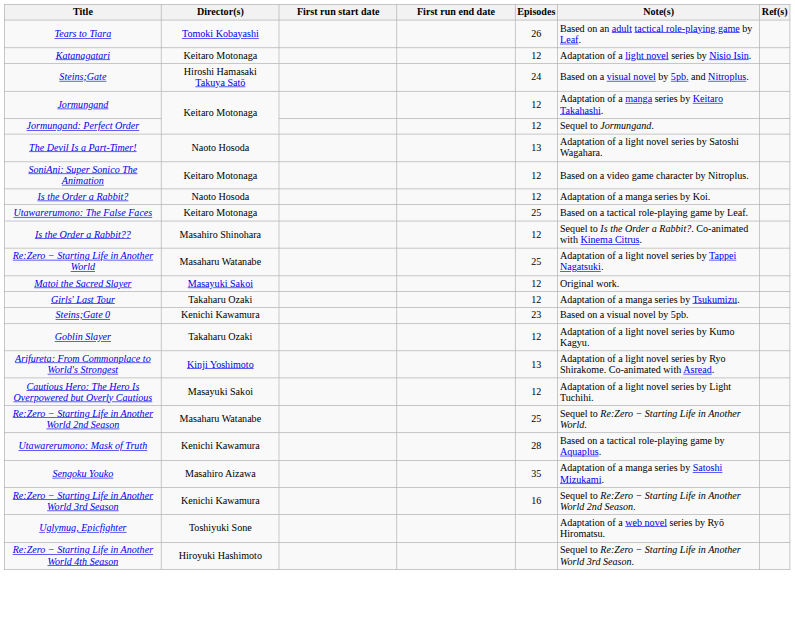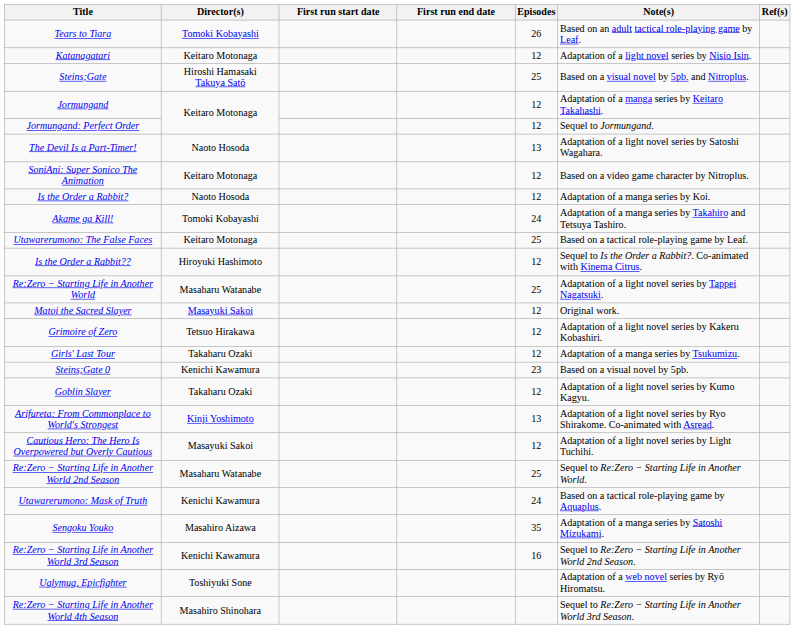(536, 77) 24 -> (536, 77) 25
+ row: (83, 218)
(220, 234) Masahiro Shinohara -> (220, 262) Hiroyuki Hashimoto
+ row: (83, 332)
(536, 446) 28 -> (536, 501) 24
(220, 555) Hiroyuki Hashimoto -> (220, 610) Masahiro Shinohara
